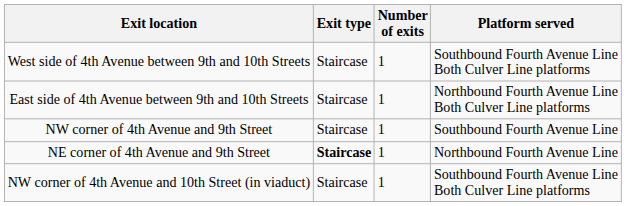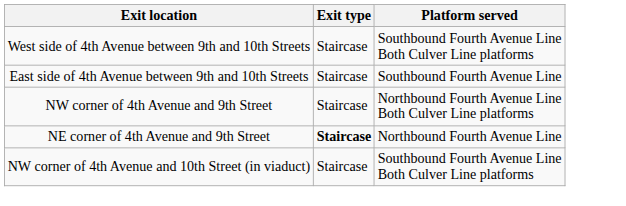- column: (403, 23)
(526, 99) Northbound Fourth Avenue Line Both Culver Line platforms -> (470, 76) Southbound Fourth Avenue Line
(526, 130) Southbound Fourth Avenue Line -> (470, 106) Northbound Fourth Avenue Line Both Culver Line platforms
